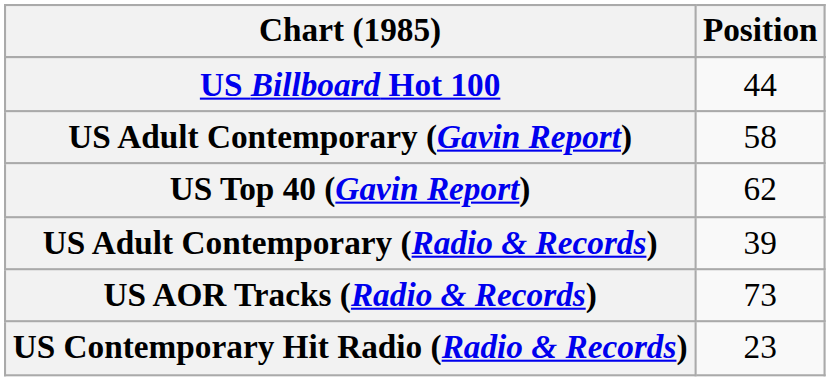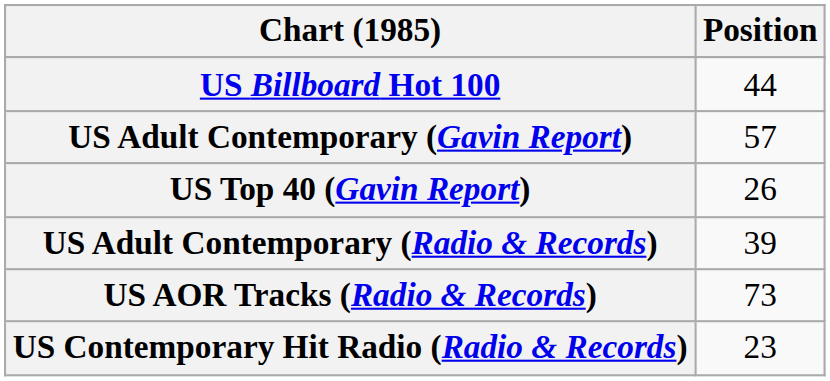(760, 136) 58 -> (760, 136) 57
(760, 189) 62 -> (760, 189) 26
